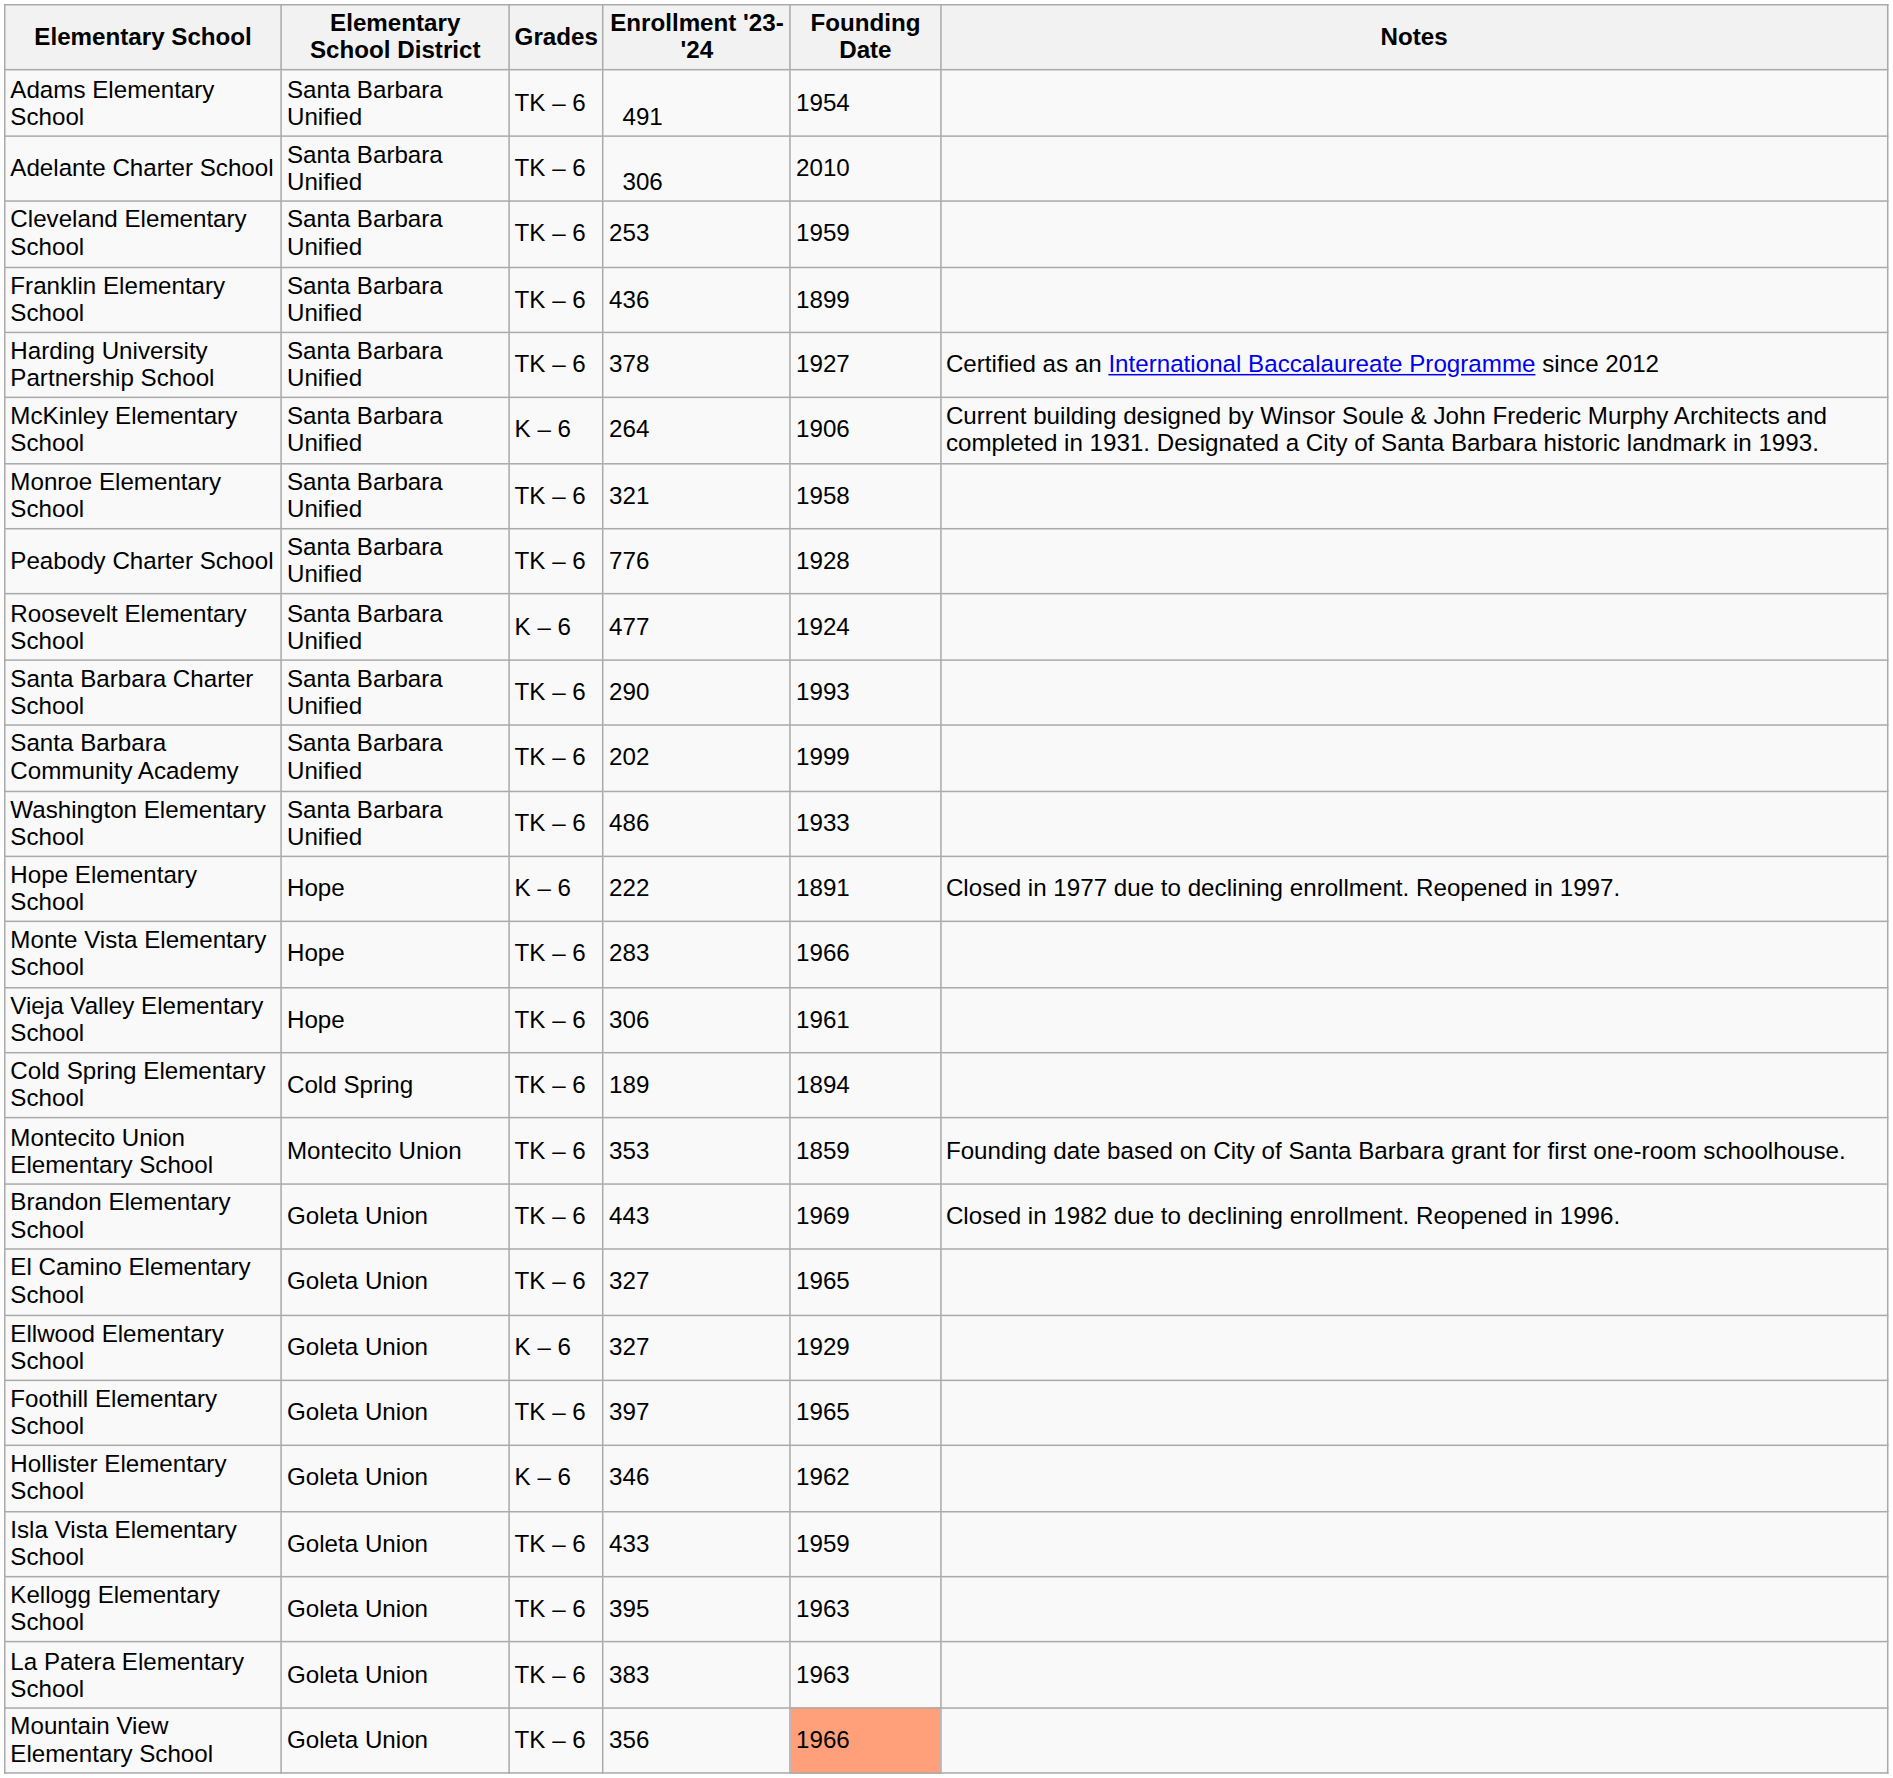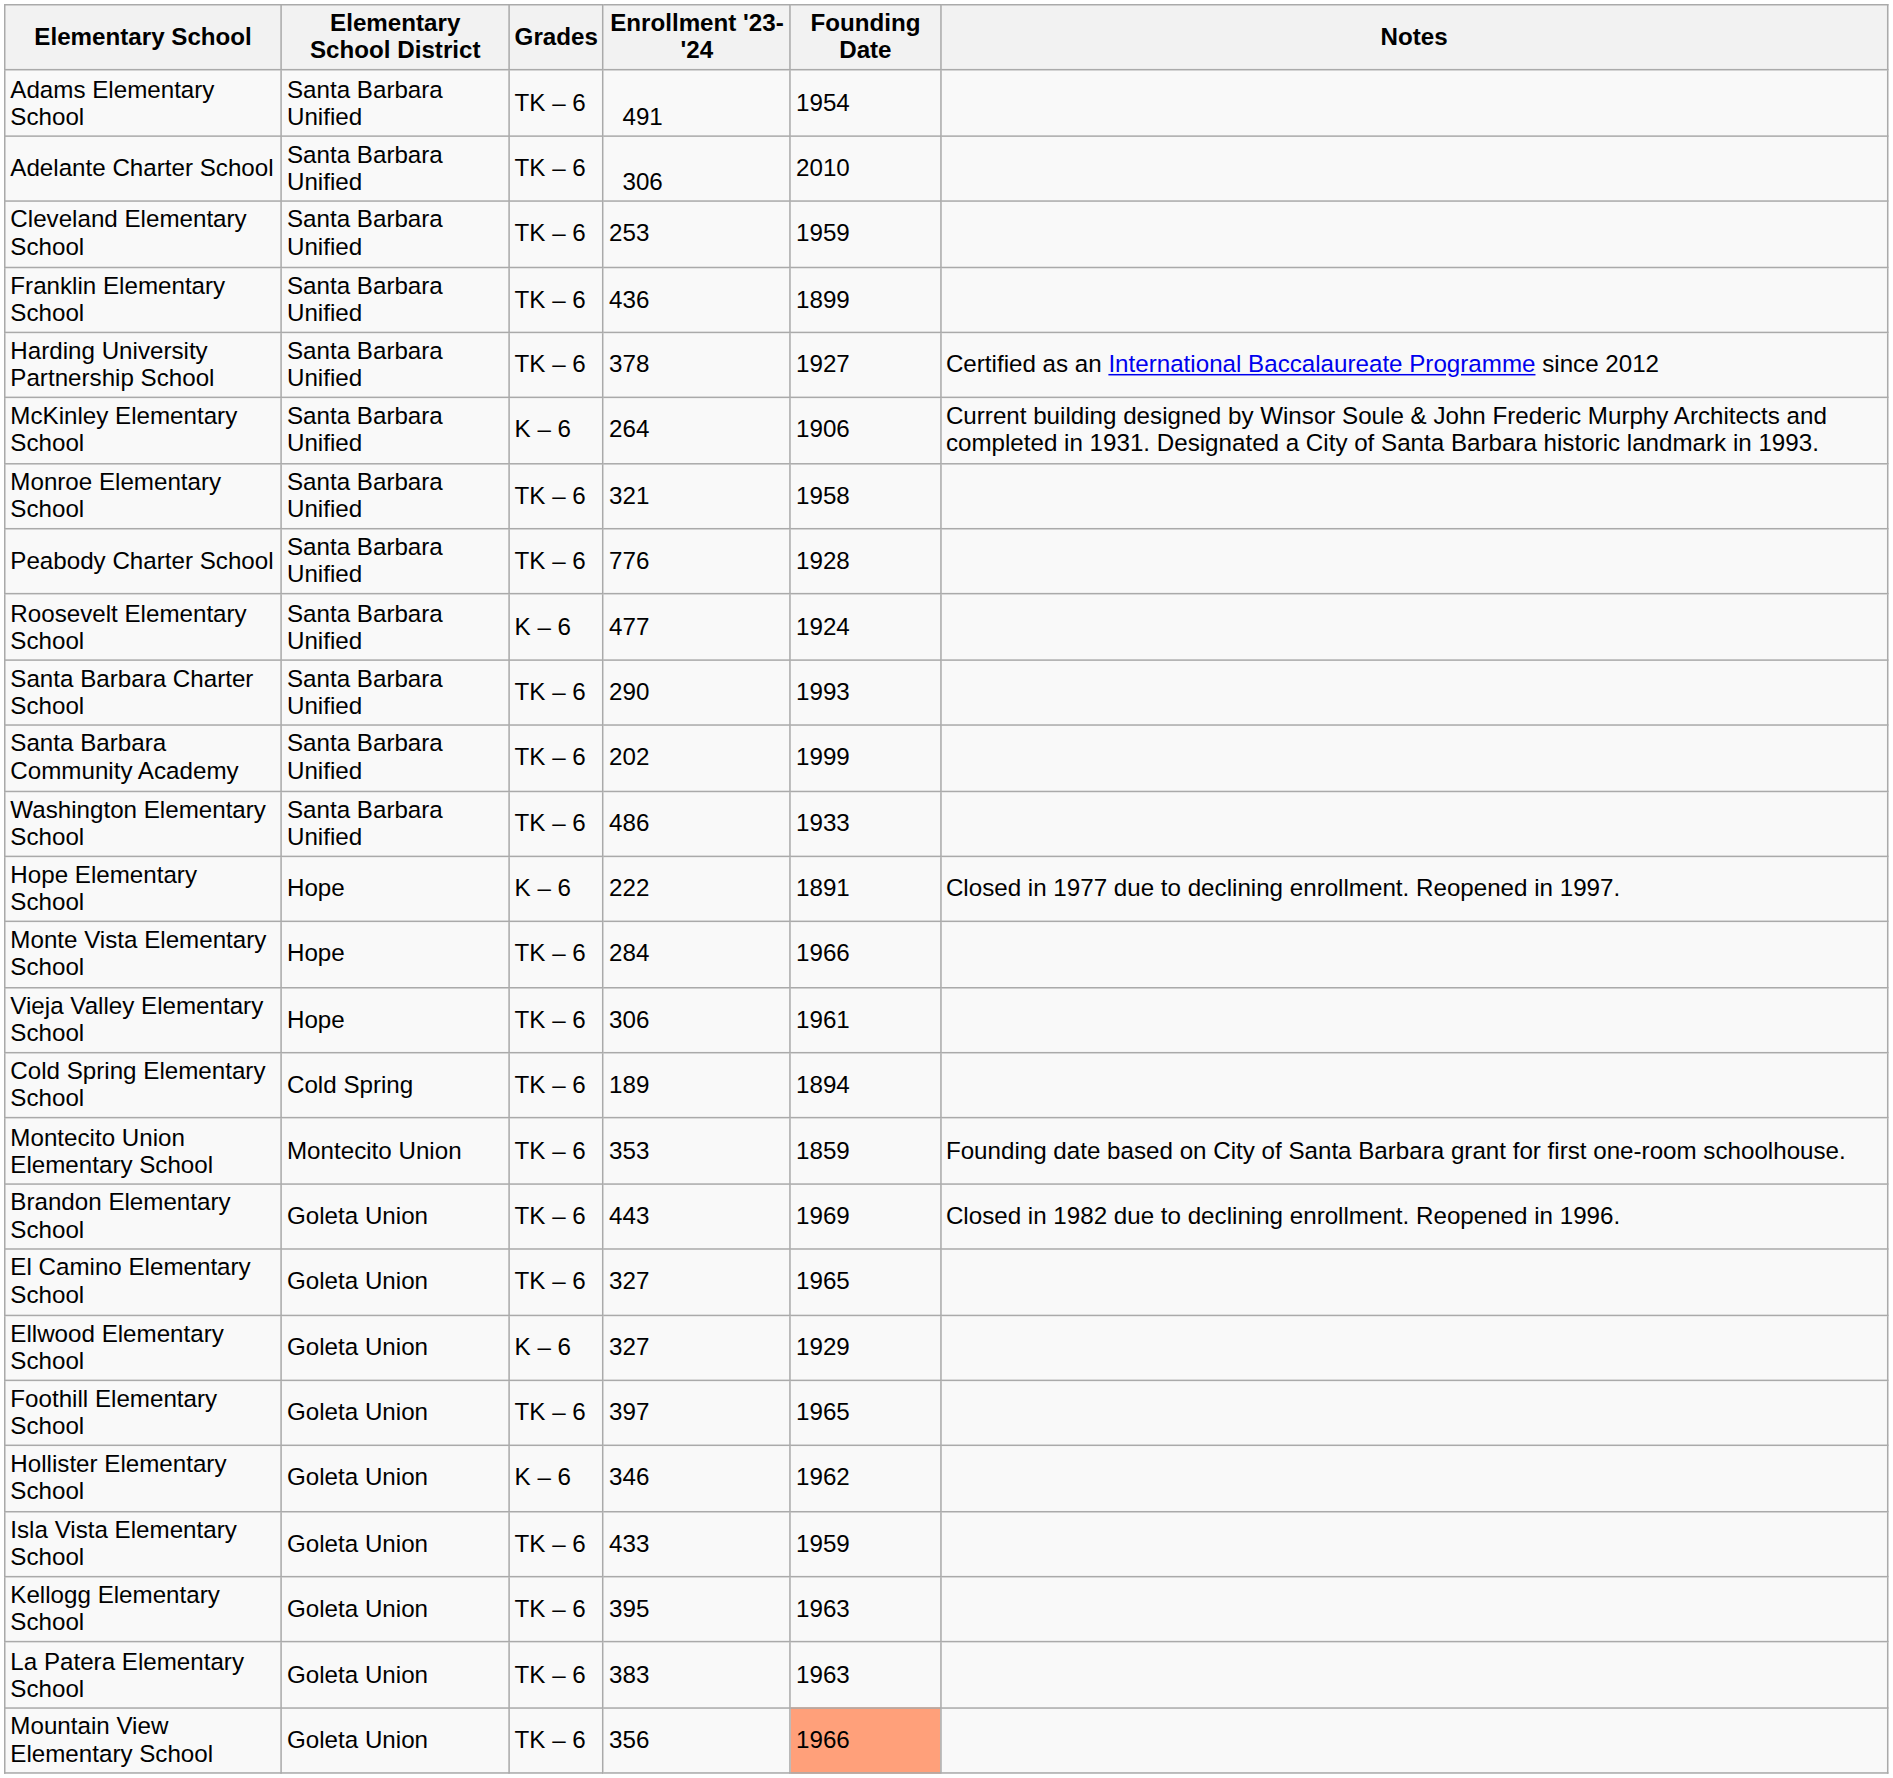(629, 954) 283 -> (629, 954) 284
